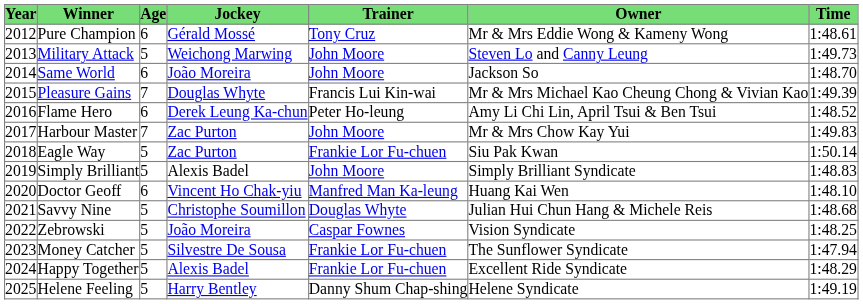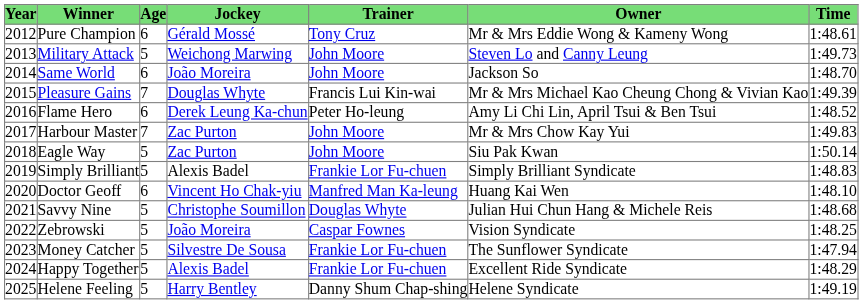(378, 151) Frankie Lor Fu-chuen -> (346, 151) John Moore
(346, 171) John Moore -> (378, 171) Frankie Lor Fu-chuen
